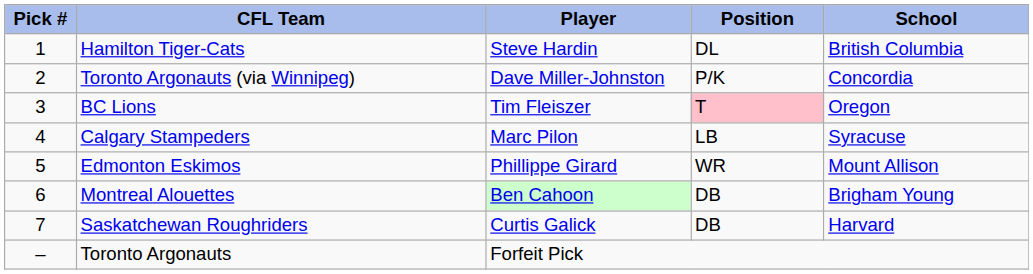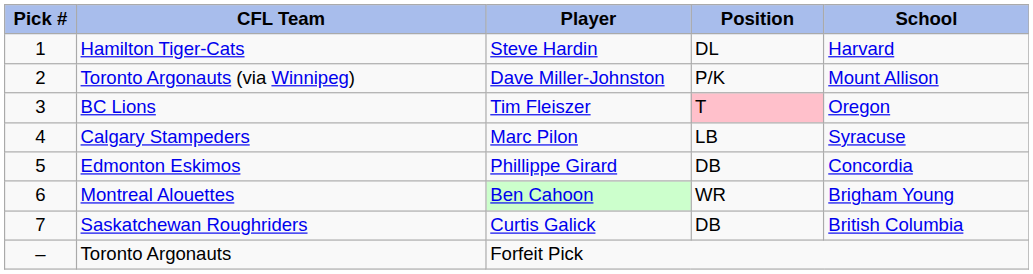(896, 48) British Columbia -> (861, 48) Harvard
(871, 78) Concordia -> (883, 78) Mount Allison
(711, 166) WR -> (708, 166) DB
(883, 166) Mount Allison -> (871, 166) Concordia
(708, 195) DB -> (711, 195) WR
(861, 225) Harvard -> (896, 225) British Columbia
